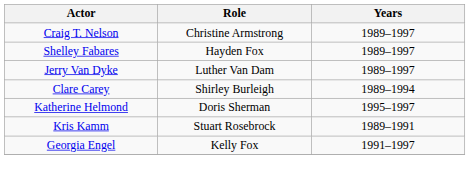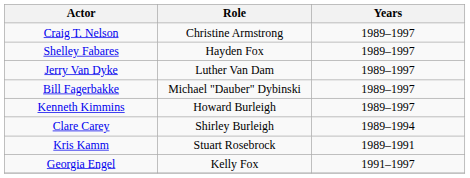+ row: (81, 88)
+ row: (81, 107)
- row: (81, 107)
